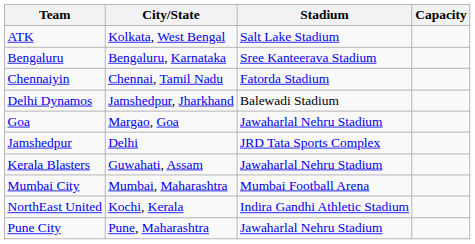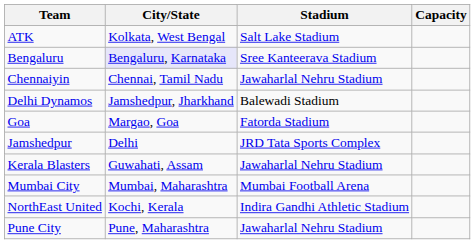(167, 57) no background -> (167, 57) lavender background
(285, 79) Fatorda Stadium -> (311, 79) Jawaharlal Nehru Stadium
(311, 121) Jawaharlal Nehru Stadium -> (285, 121) Fatorda Stadium
